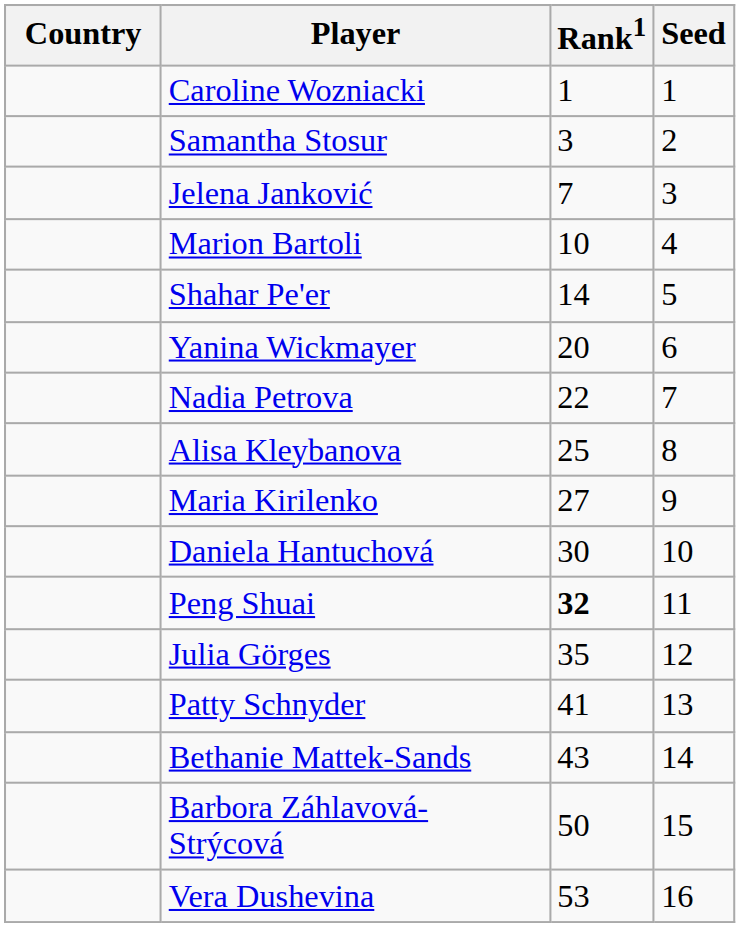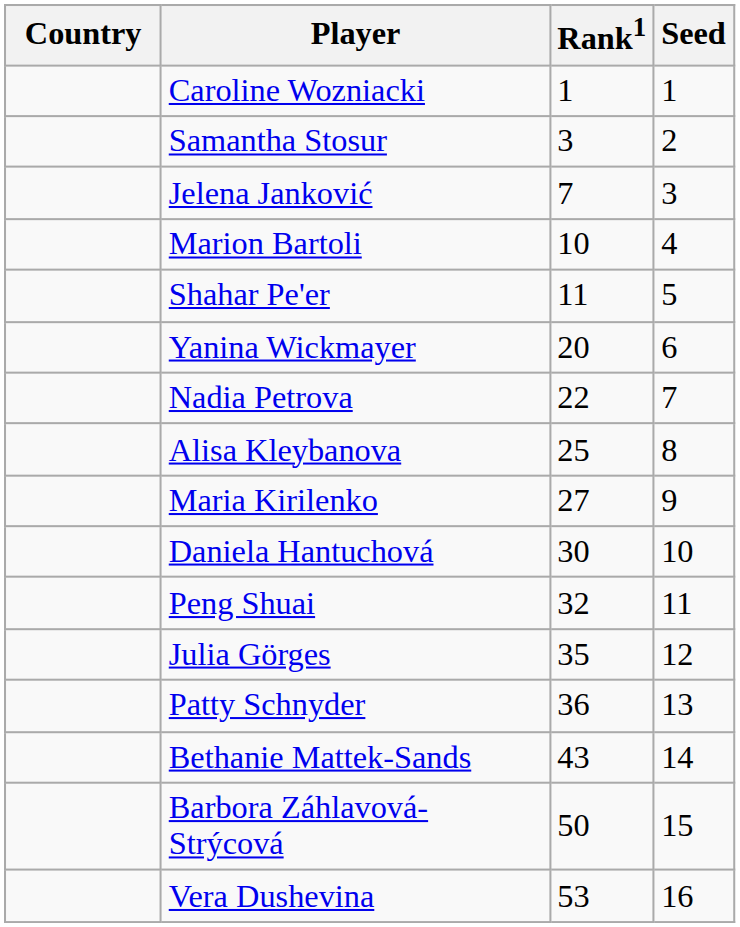(574, 295) 14 -> (573, 295) 11
(574, 602) bold -> (574, 602) normal
(574, 705) 41 -> (574, 705) 36
